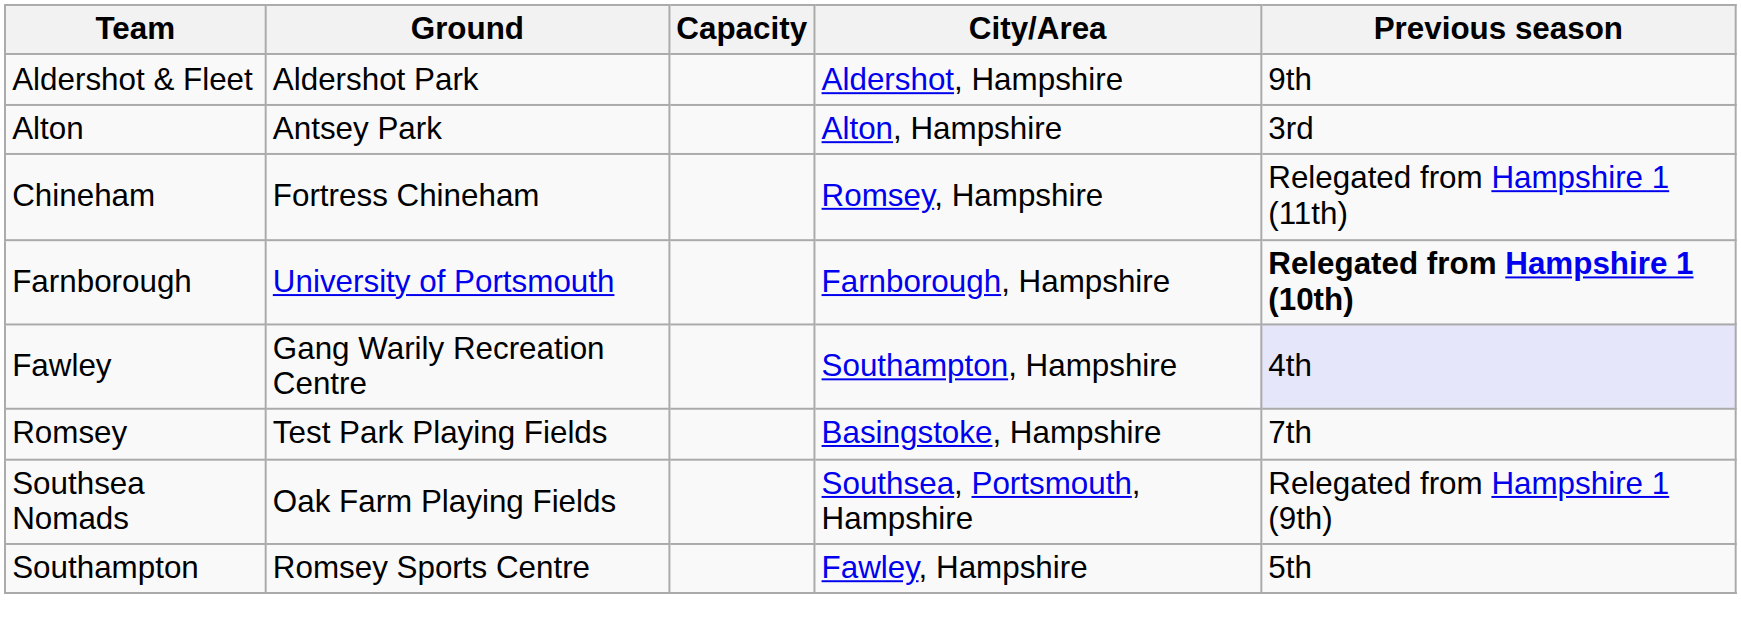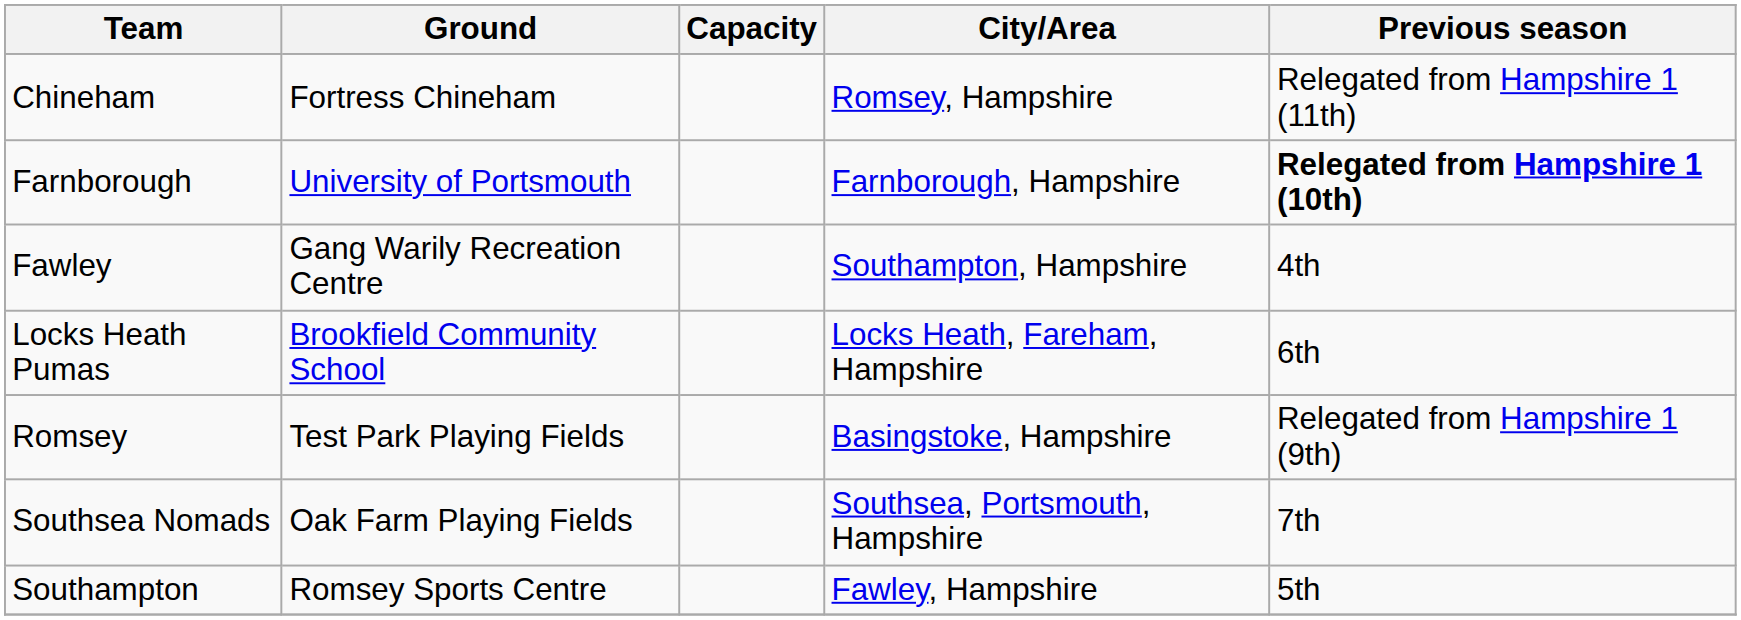- row: (132, 79)
- row: (48, 128)
(1290, 366) lavender background -> (1299, 266) no background
+ row: (99, 351)
(1290, 433) 7th -> (1477, 436) Relegated from Hampshire 1 (9th)
(1469, 500) Relegated from Hampshire 1 (9th) -> (1299, 521) 7th
